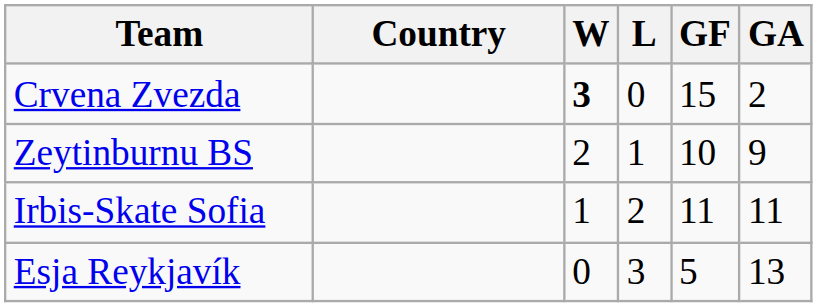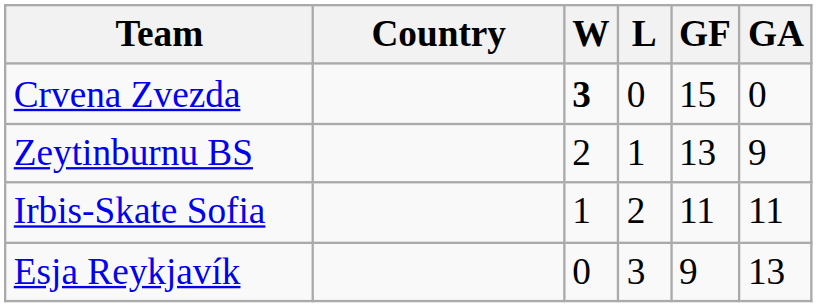(757, 93) 2 -> (757, 93) 0
(698, 152) 10 -> (698, 152) 13
(688, 270) 5 -> (688, 270) 9
